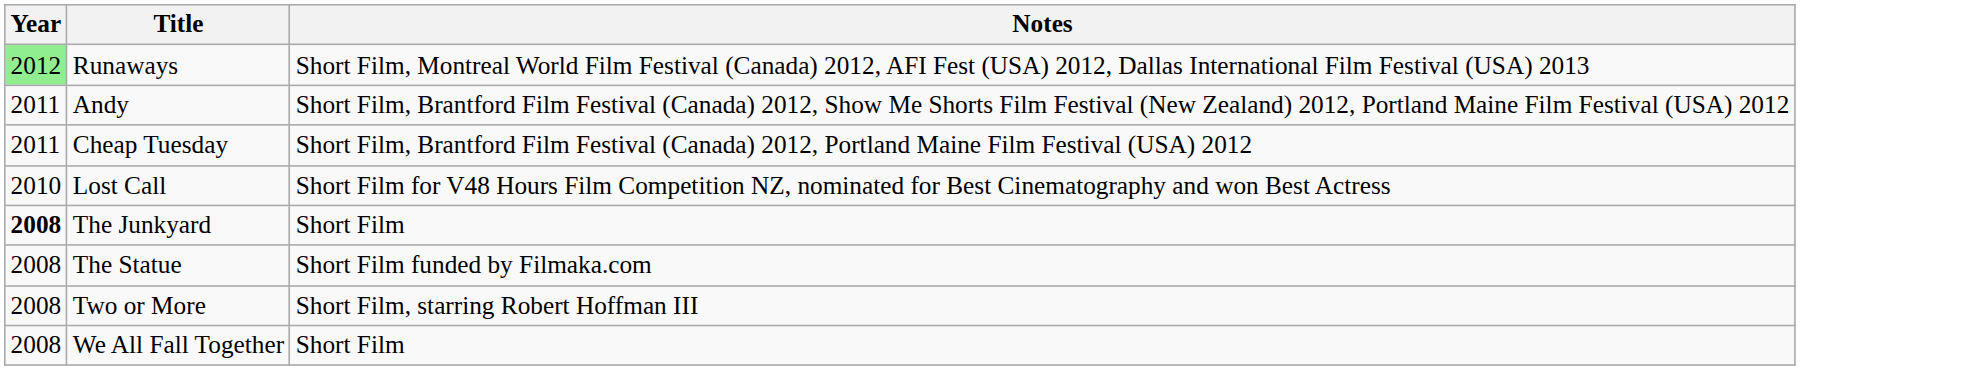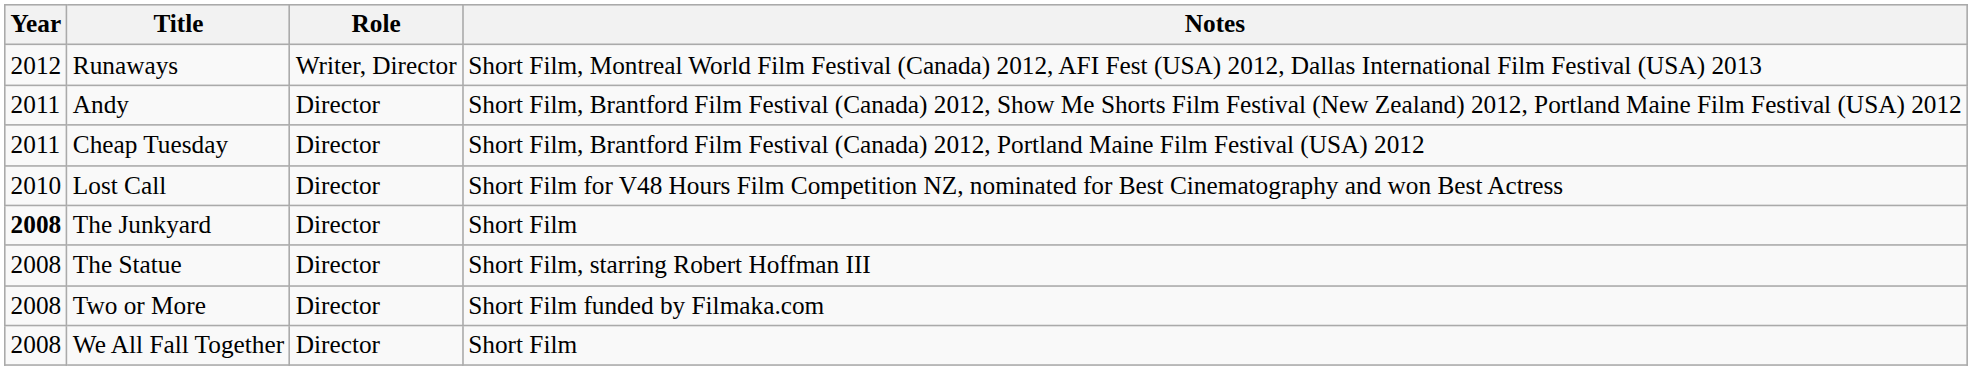+ column: (376, 24)
(36, 64) lightgreen background -> (36, 64) no background
(474, 265) Short Film funded by Filmaka.com -> (670, 265) Short Film, starring Robert Hoffman III
(497, 305) Short Film, starring Robert Hoffman III -> (646, 305) Short Film funded by Filmaka.com
